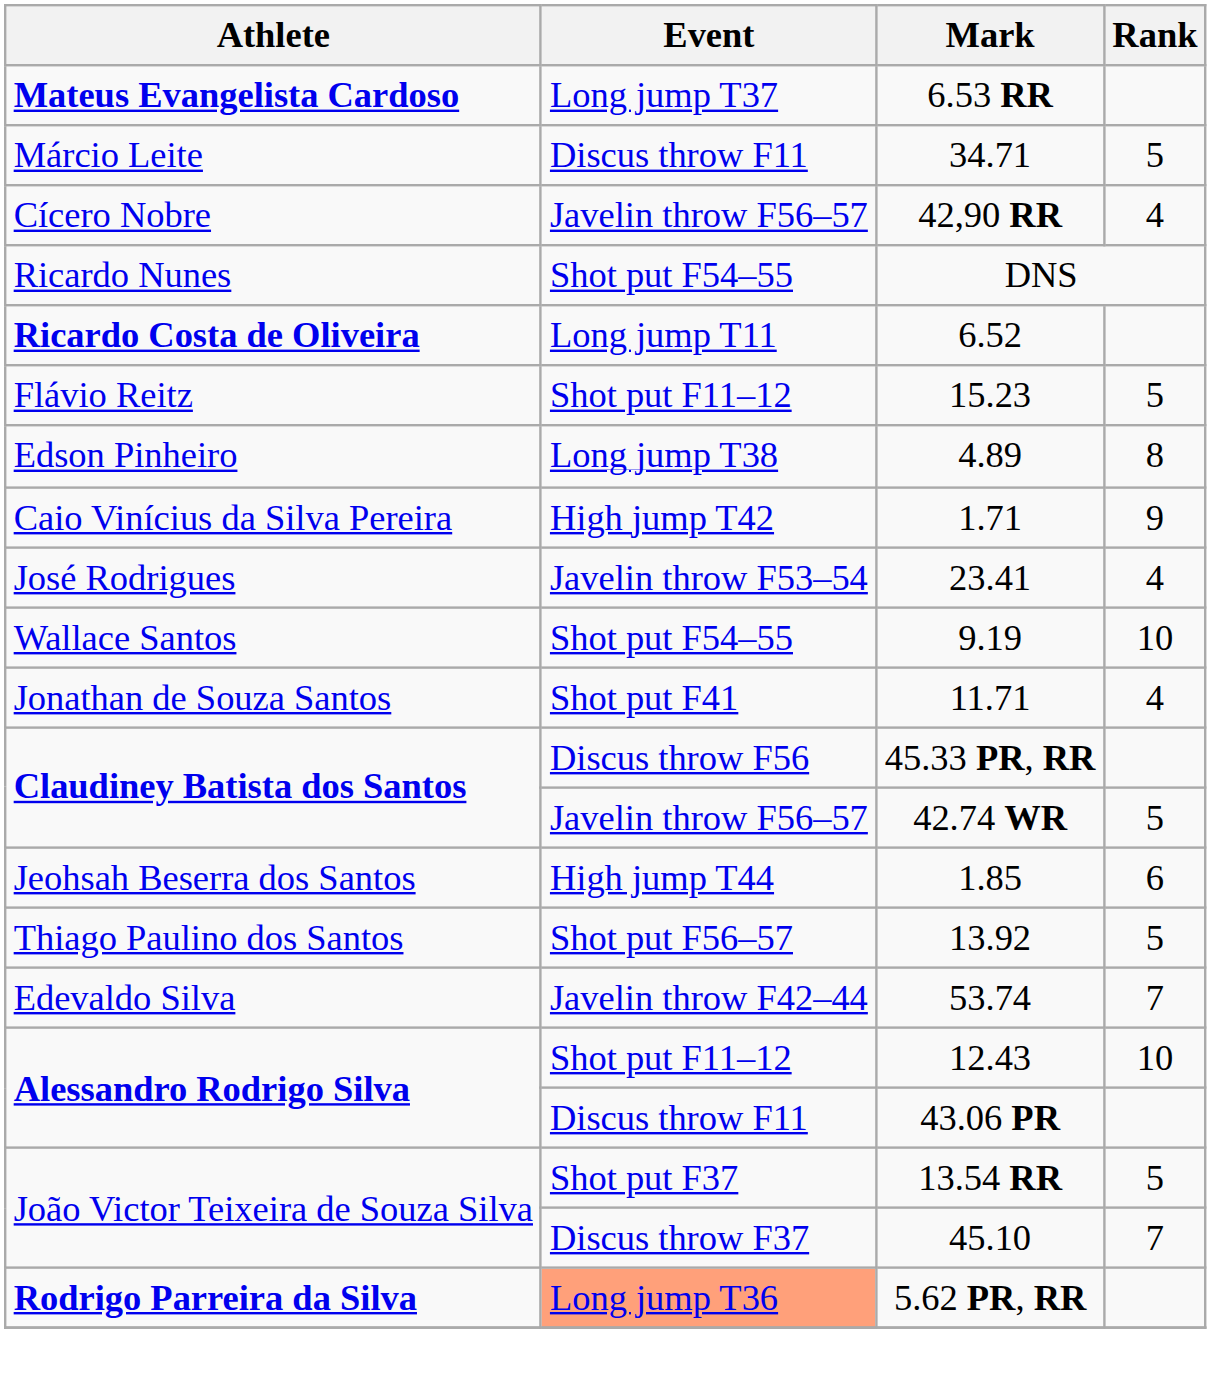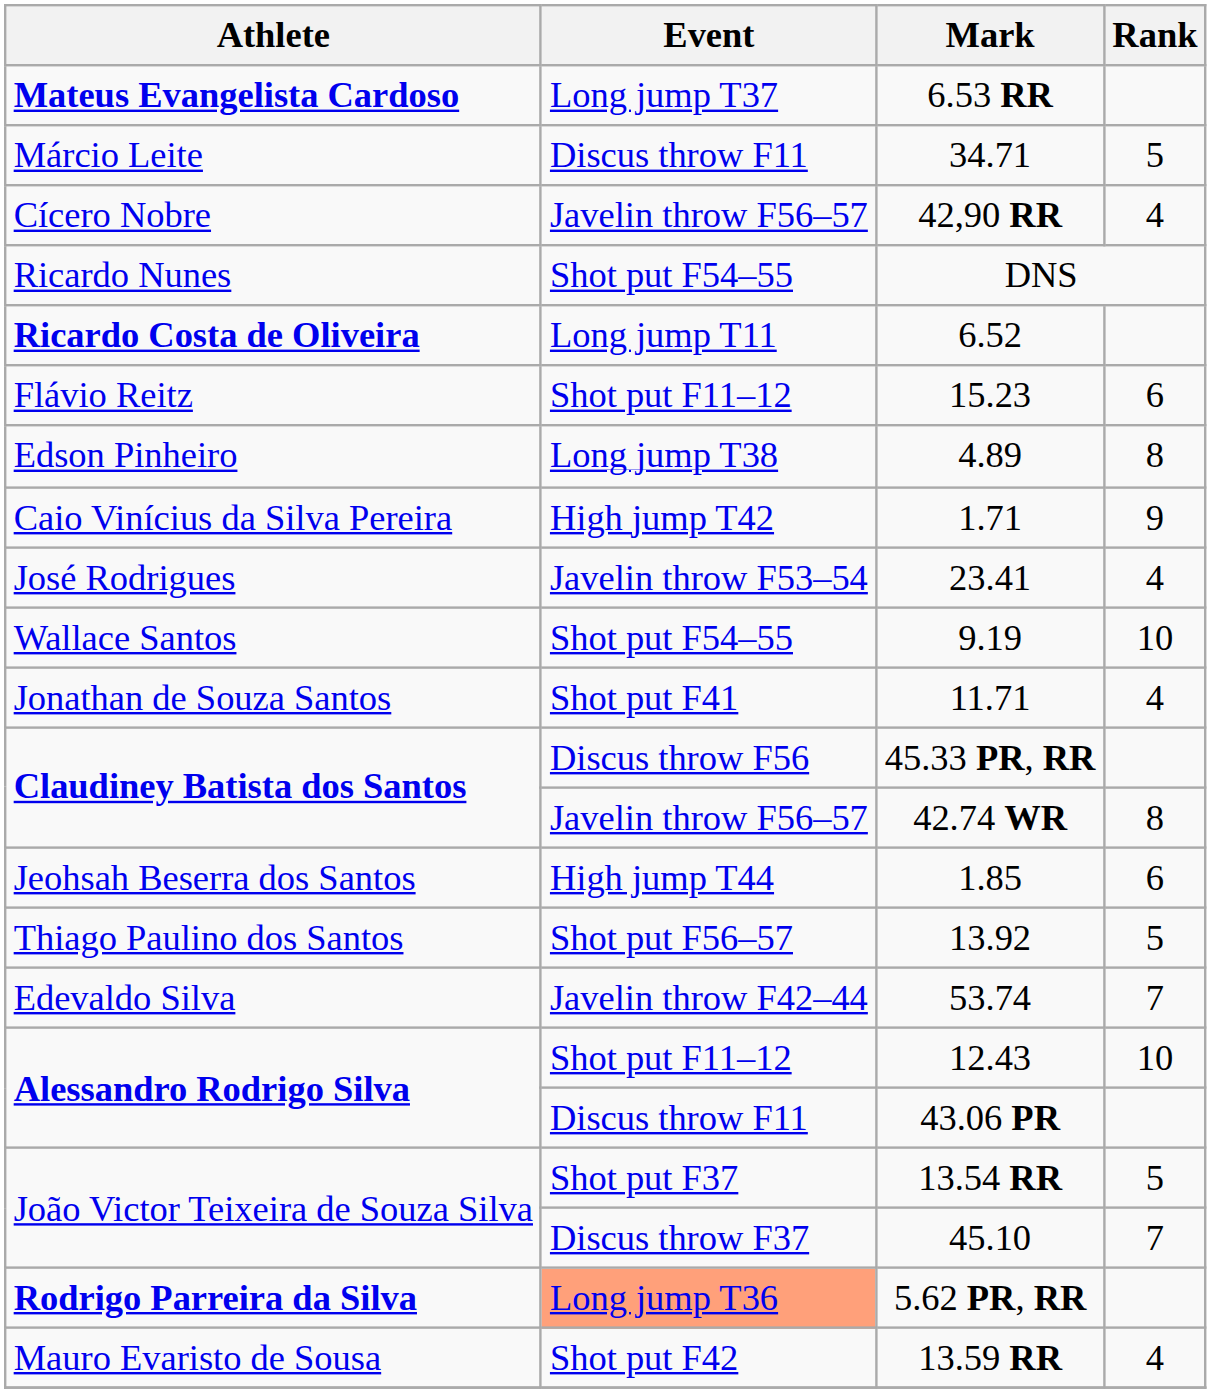(1155, 395) 5 -> (1155, 395) 6
(1155, 816) 5 -> (1155, 816) 8
+ row: (990, 1358)
